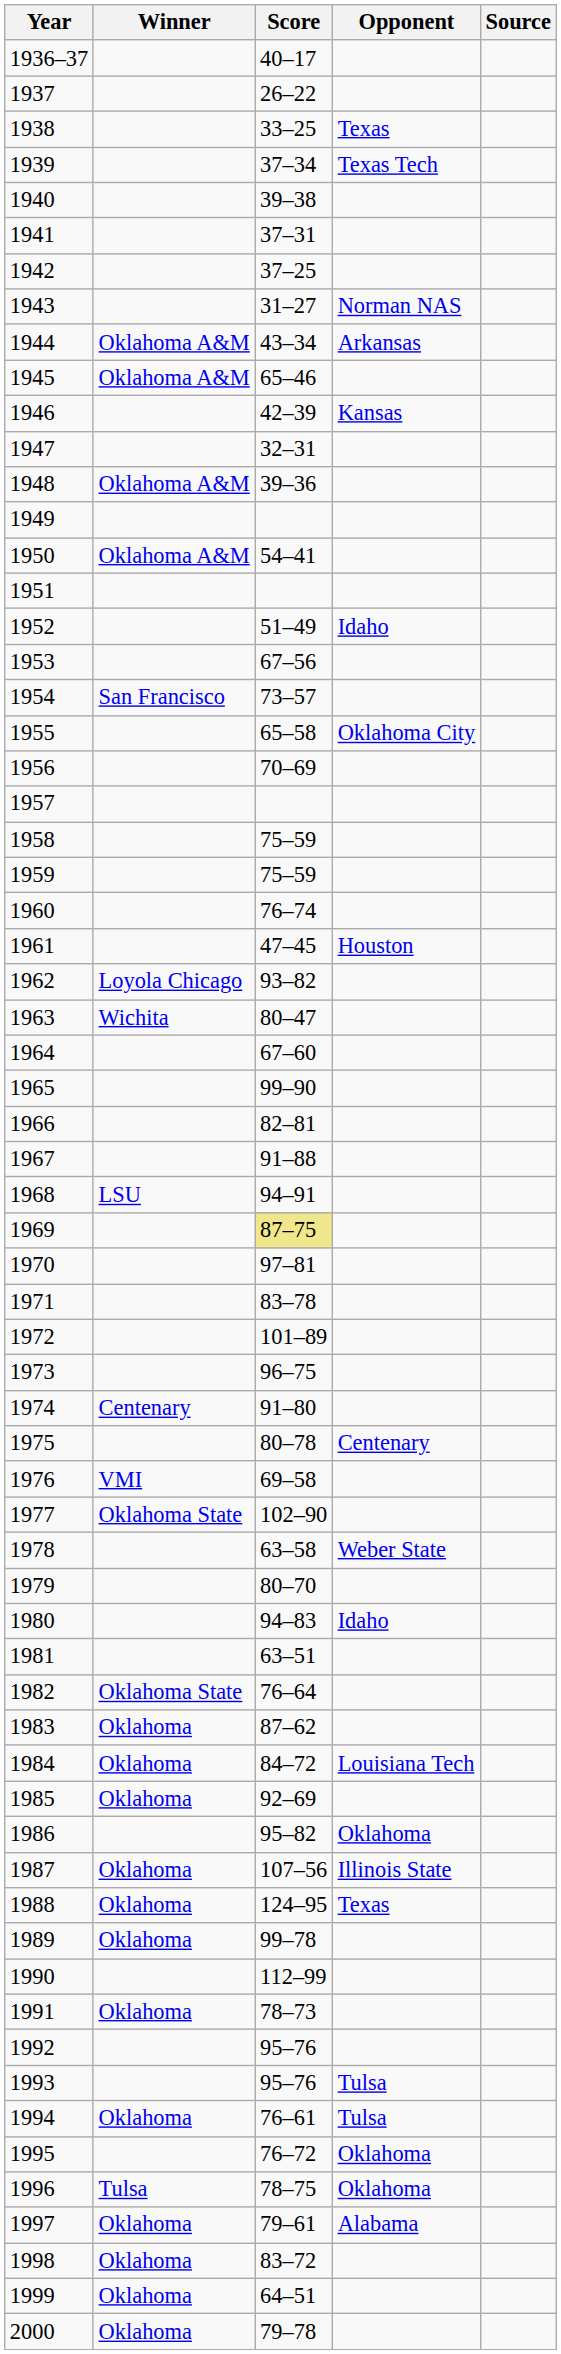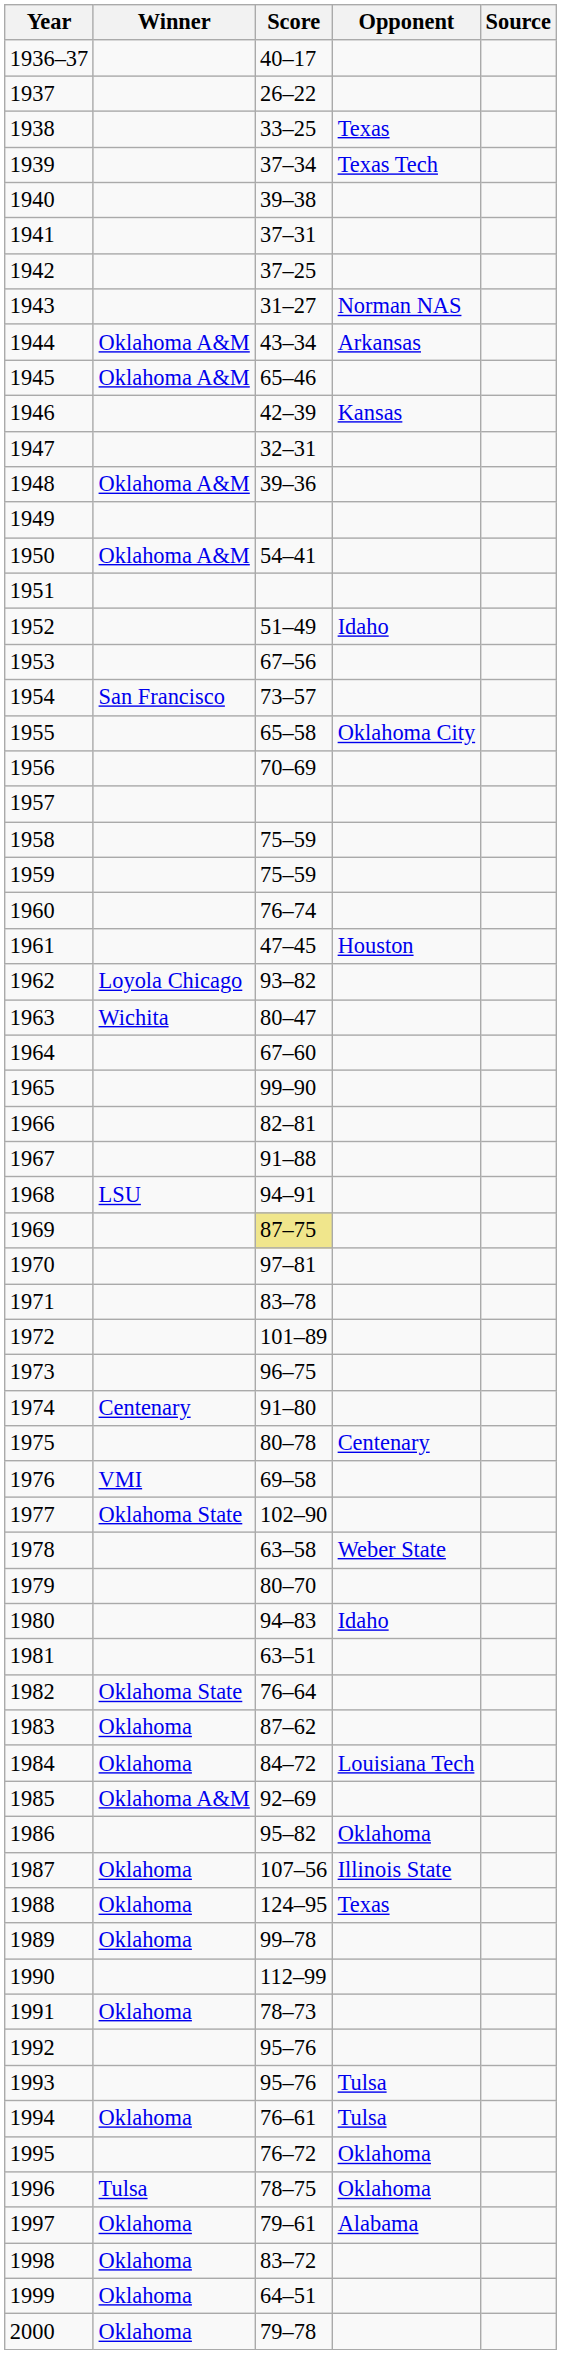(145, 1798) Oklahoma -> (174, 1798) Oklahoma A&M
